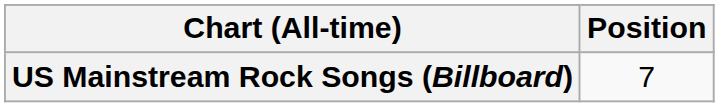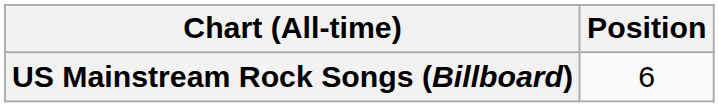(647, 76) 7 -> (647, 76) 6
